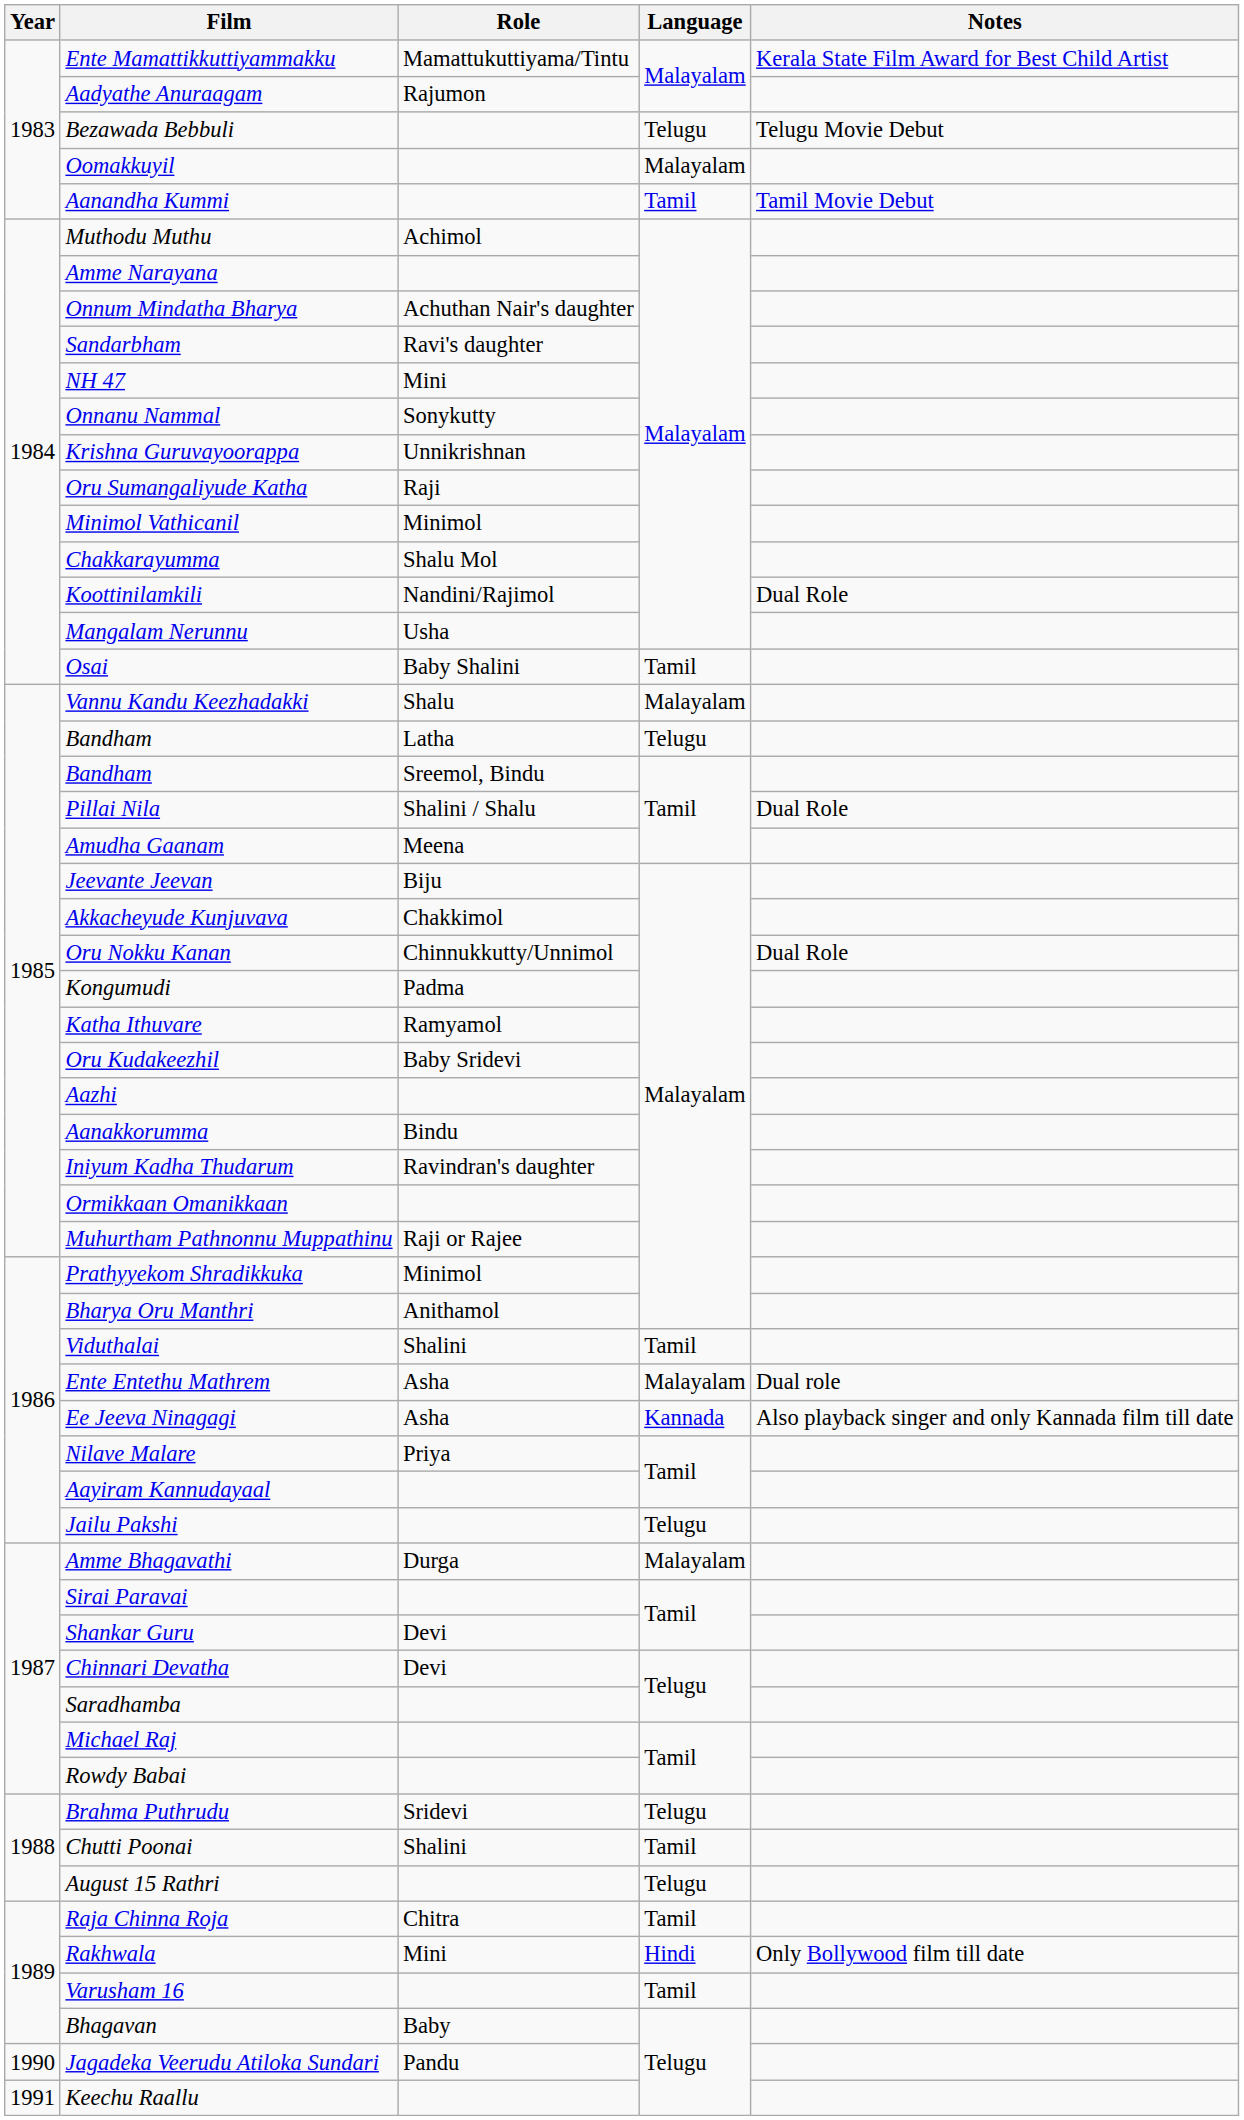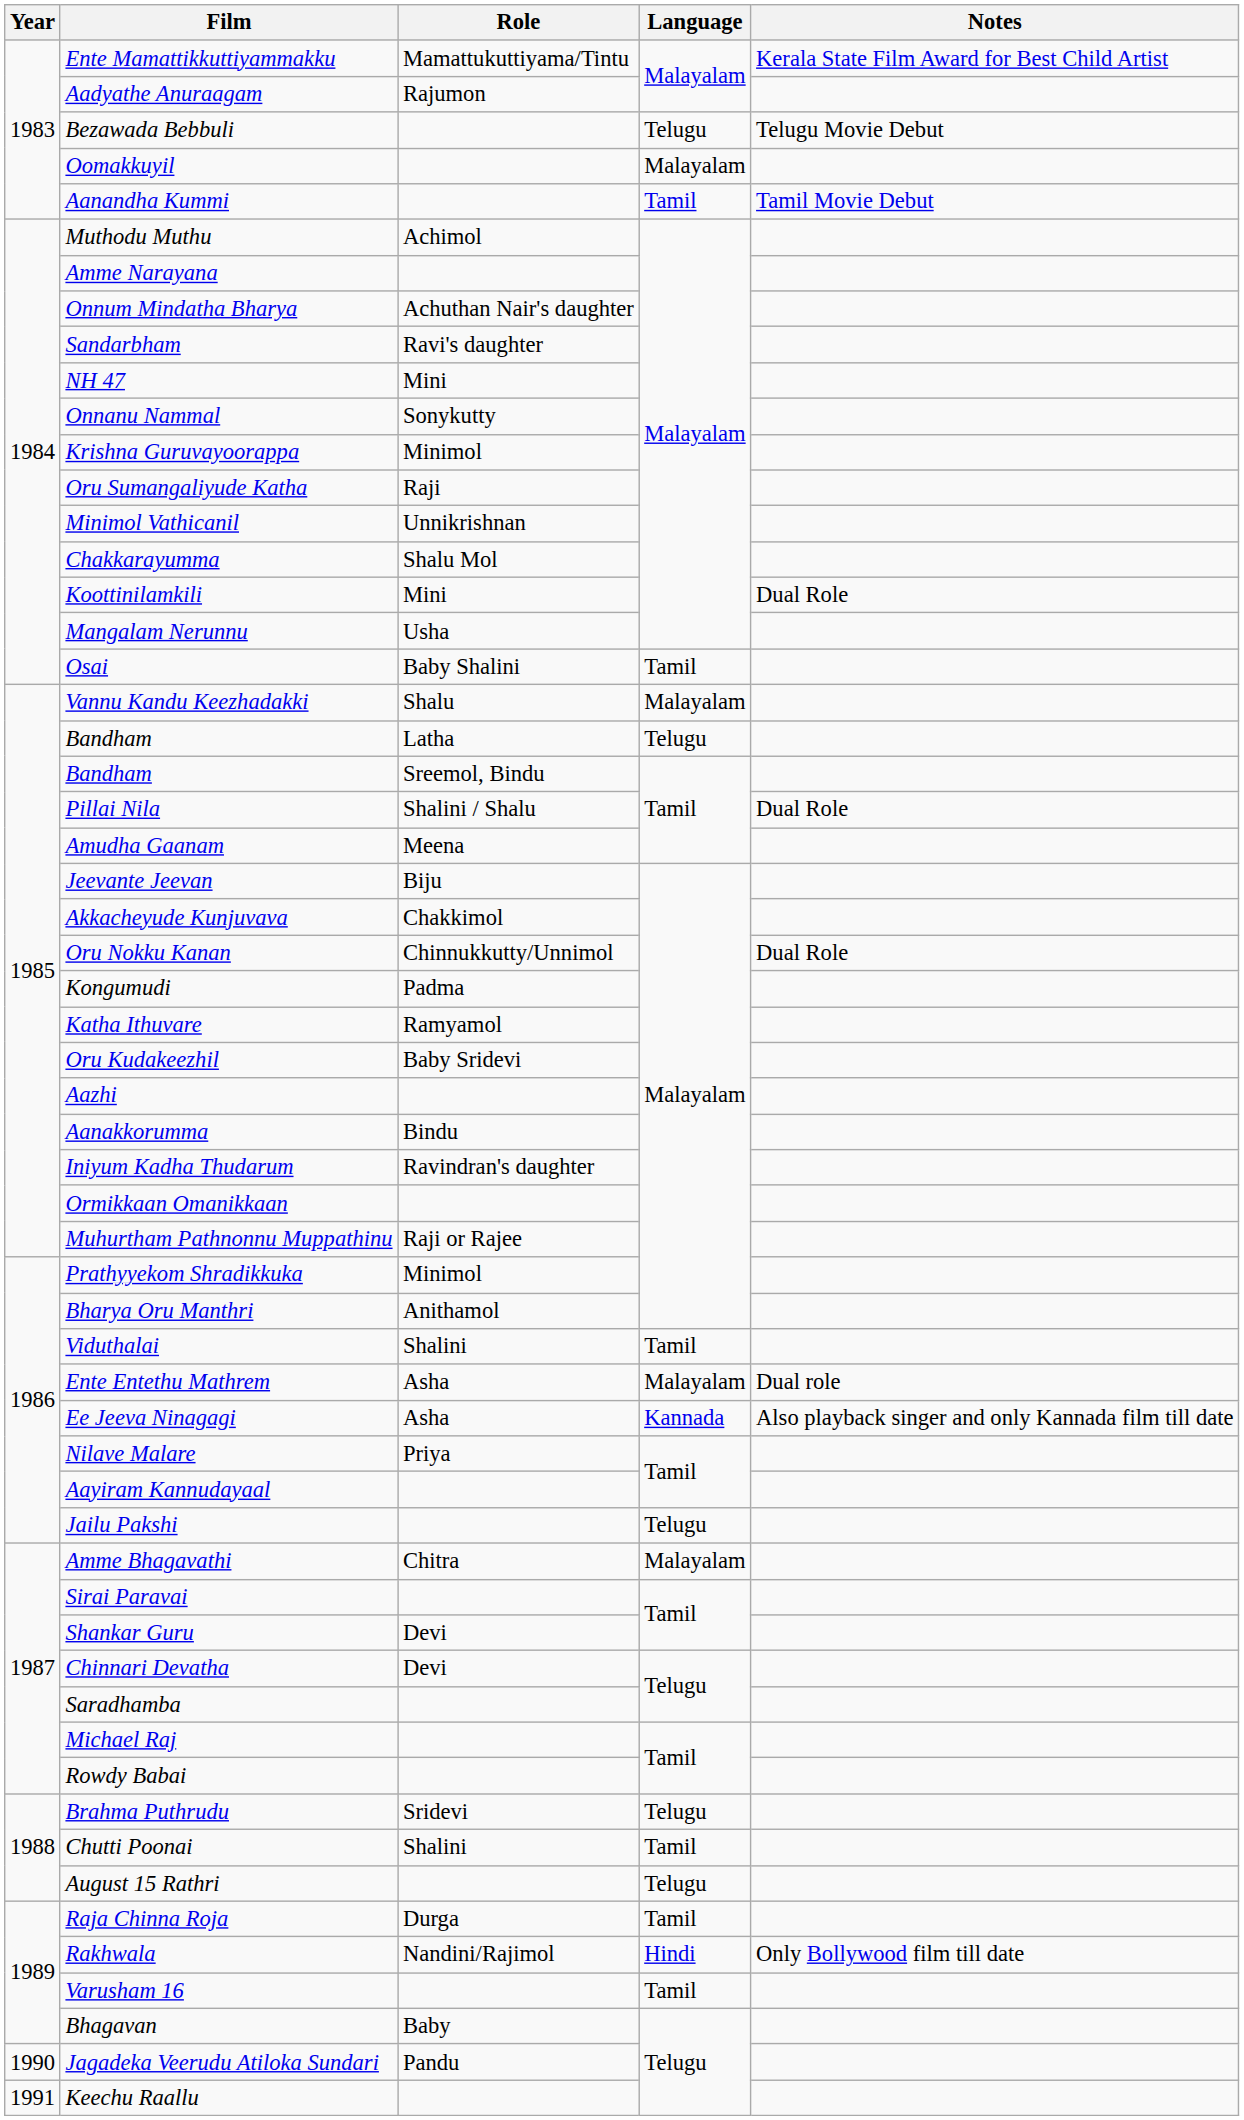(464, 451) Unnikrishnan -> (442, 451) Minimol
(442, 523) Minimol -> (464, 523) Unnikrishnan
(479, 594) Nandini/Rajimol -> (425, 594) Mini
(431, 1560) Durga -> (431, 1560) Chitra
(431, 1918) Chitra -> (431, 1918) Durga
(425, 1954) Mini -> (479, 1954) Nandini/Rajimol
